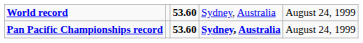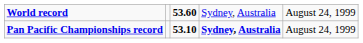(185, 29) 53.60 -> (185, 29) 53.10
